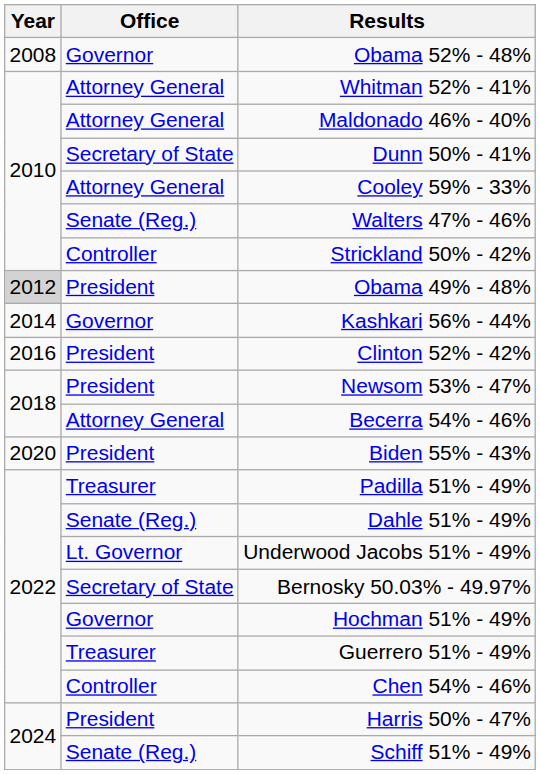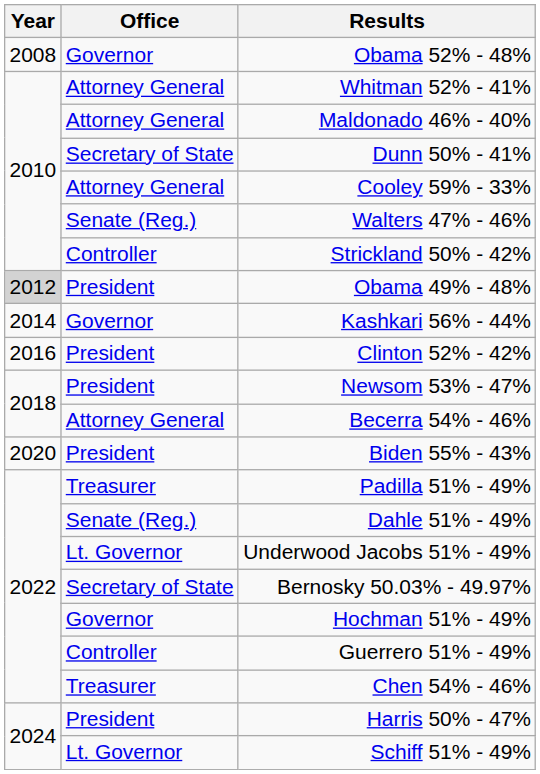(111, 652) Treasurer -> (111, 652) Controller
(111, 685) Controller -> (111, 685) Treasurer
(131, 752) Senate (Reg.) -> (124, 752) Lt. Governor
